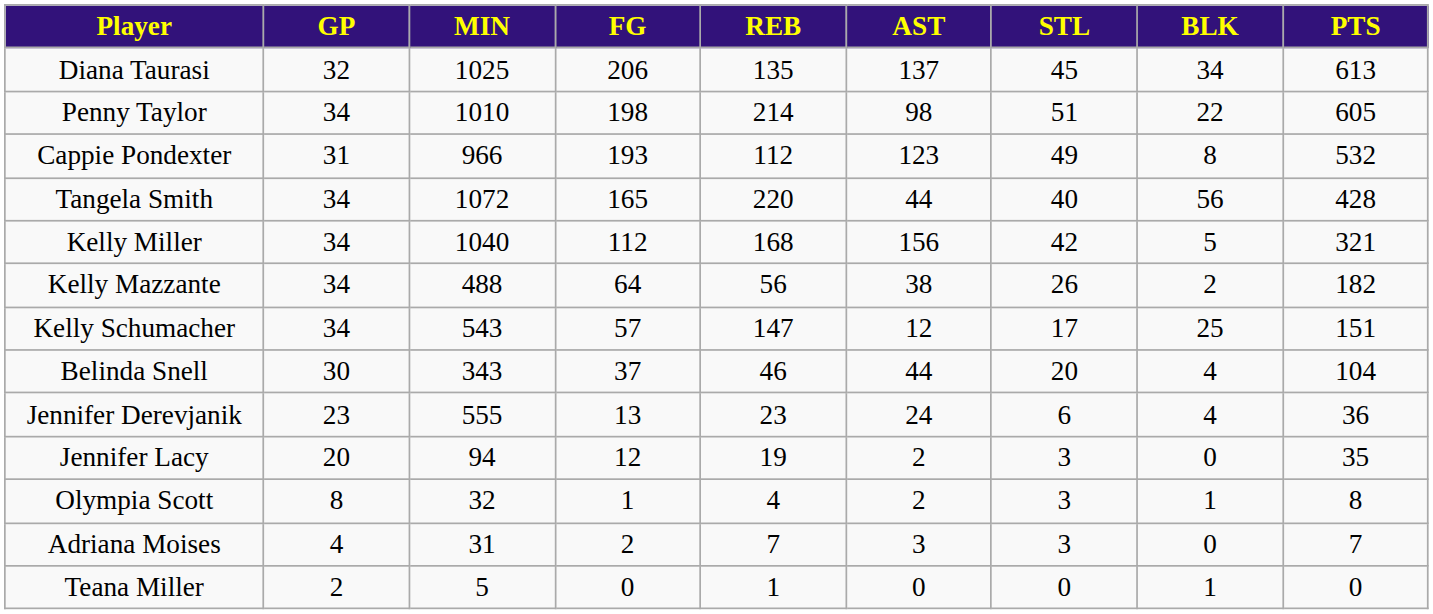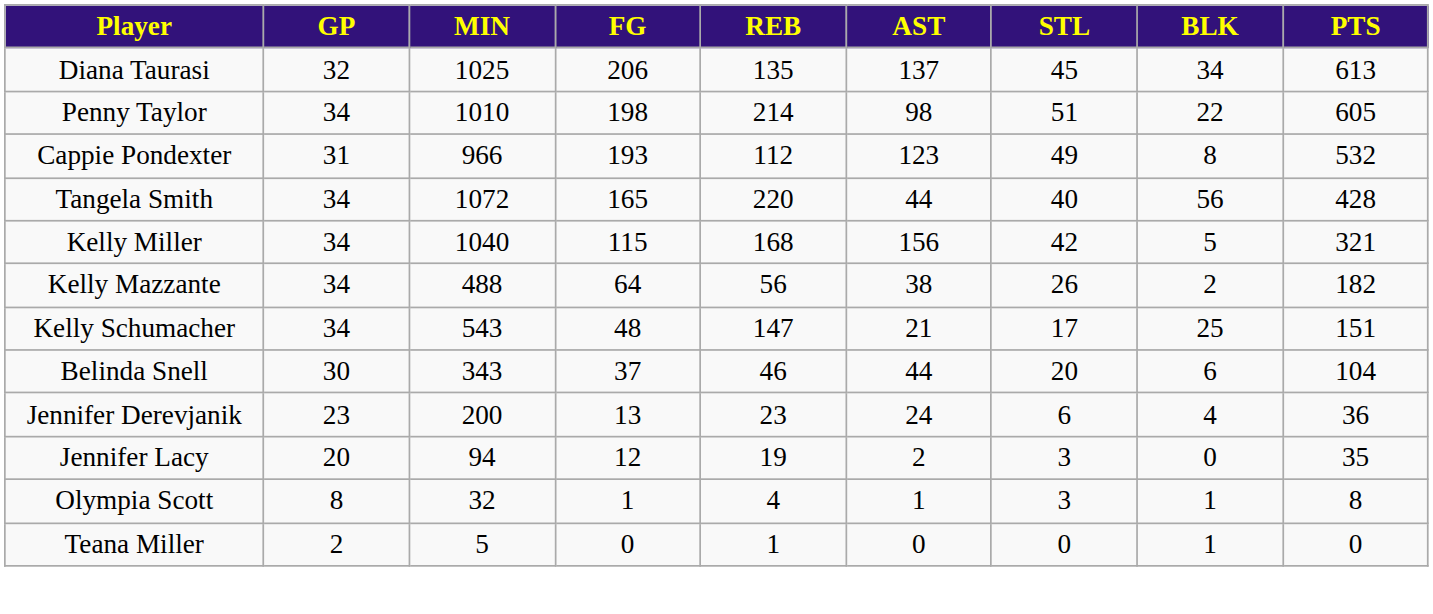(628, 241) 112 -> (628, 241) 115
(628, 328) 57 -> (628, 328) 48
(919, 328) 12 -> (919, 328) 21
(1210, 371) 4 -> (1210, 371) 6
(482, 414) 555 -> (482, 414) 200
(919, 500) 2 -> (919, 500) 1
- row: (134, 543)
